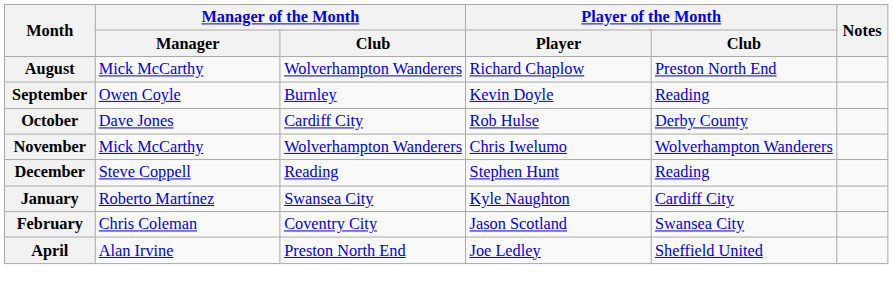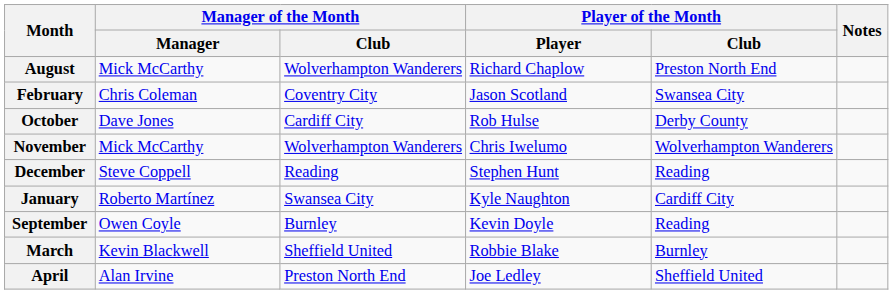rows swapped: (50, 95) <-> (50, 224)
+ row: (50, 250)
